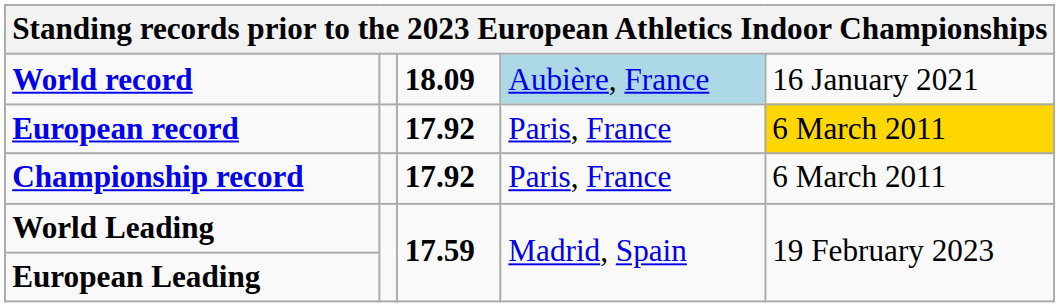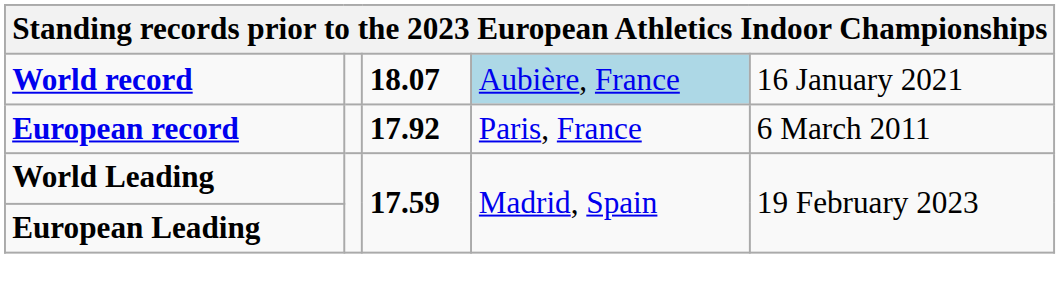(440, 78) 18.09 -> (405, 78) 18.07
(859, 128) gold background -> (844, 128) no background
- row: (158, 177)
